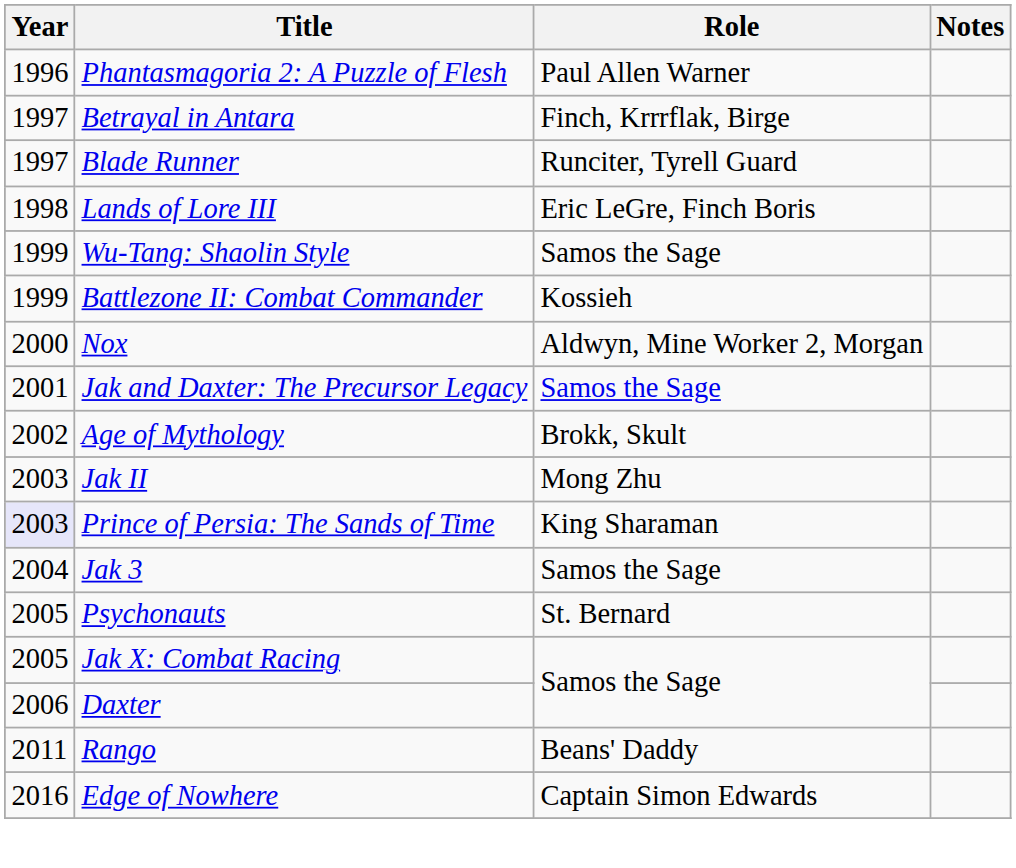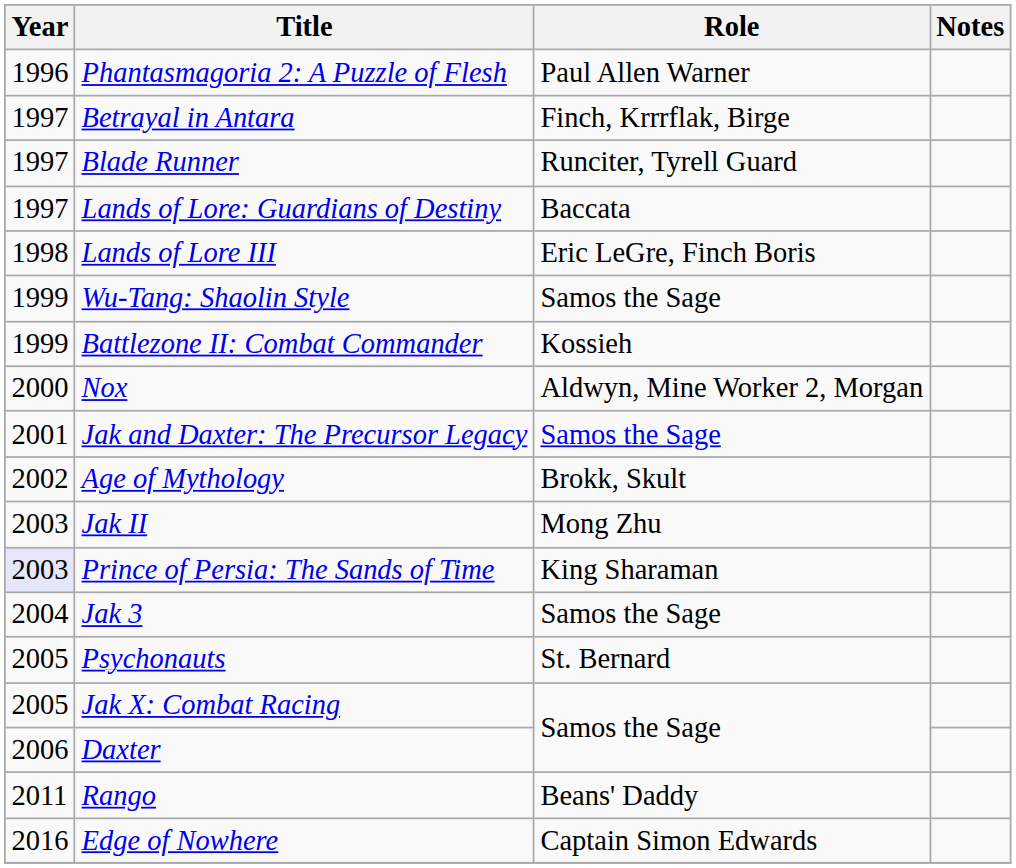+ row: (291, 207)
